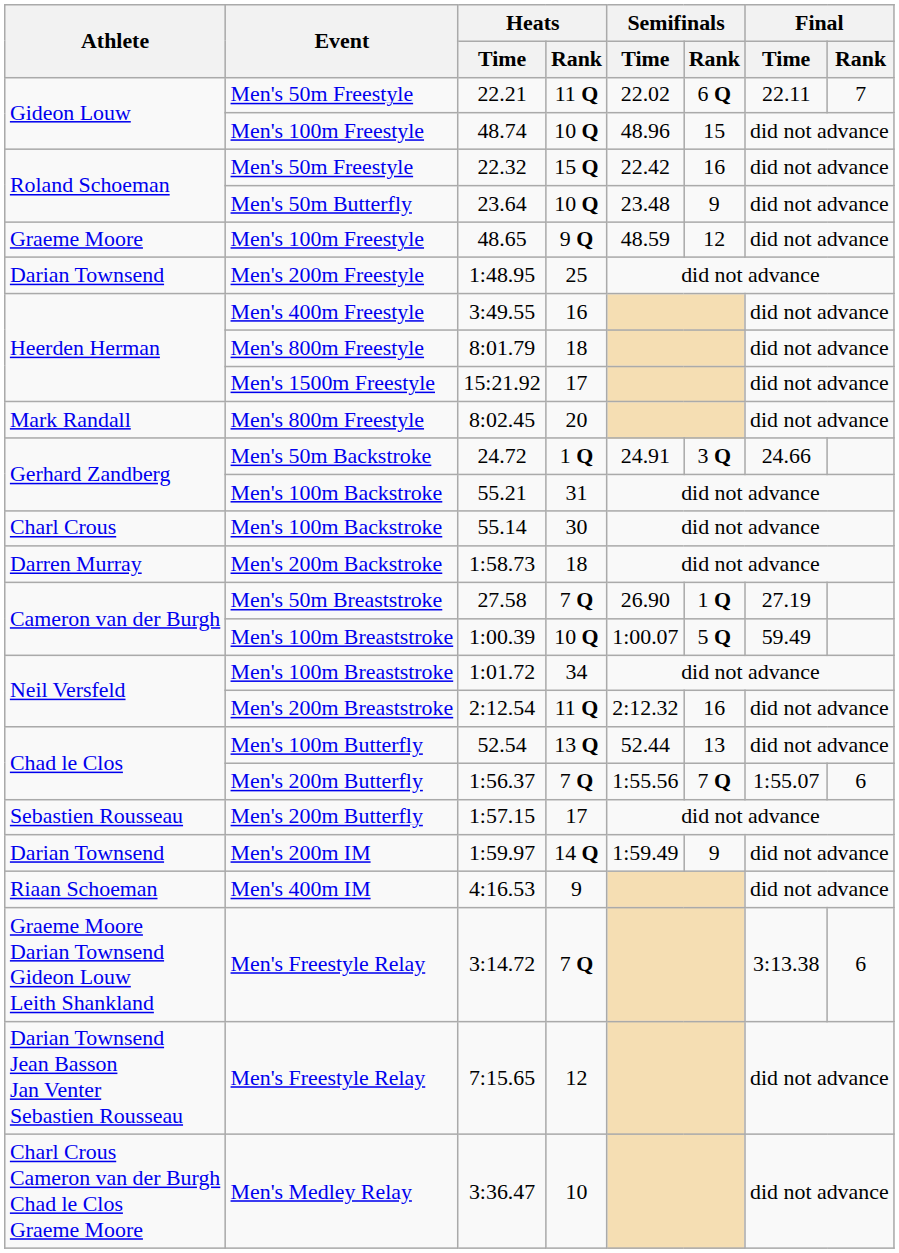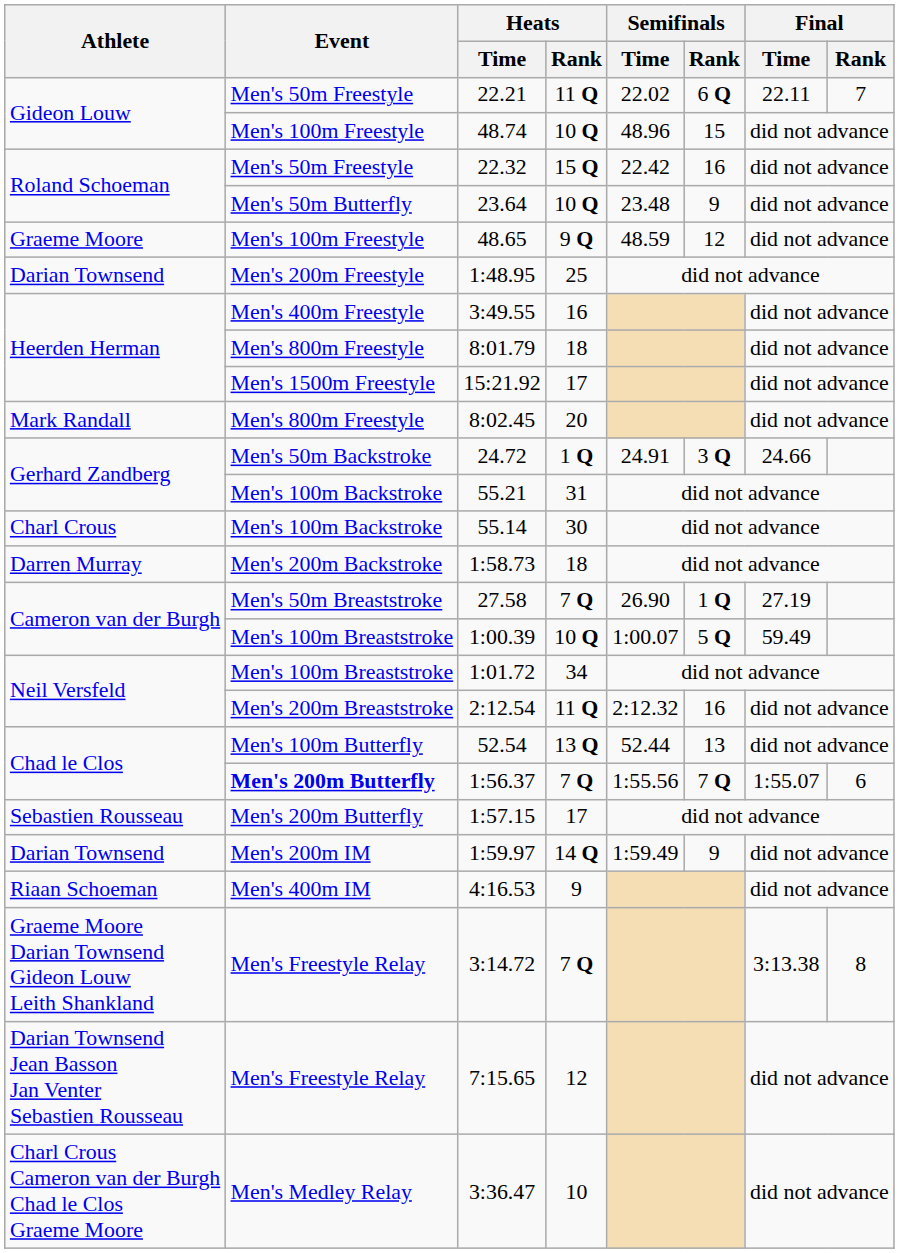(327, 781) normal -> (333, 781) bold
(861, 964) 6 -> (861, 964) 8
